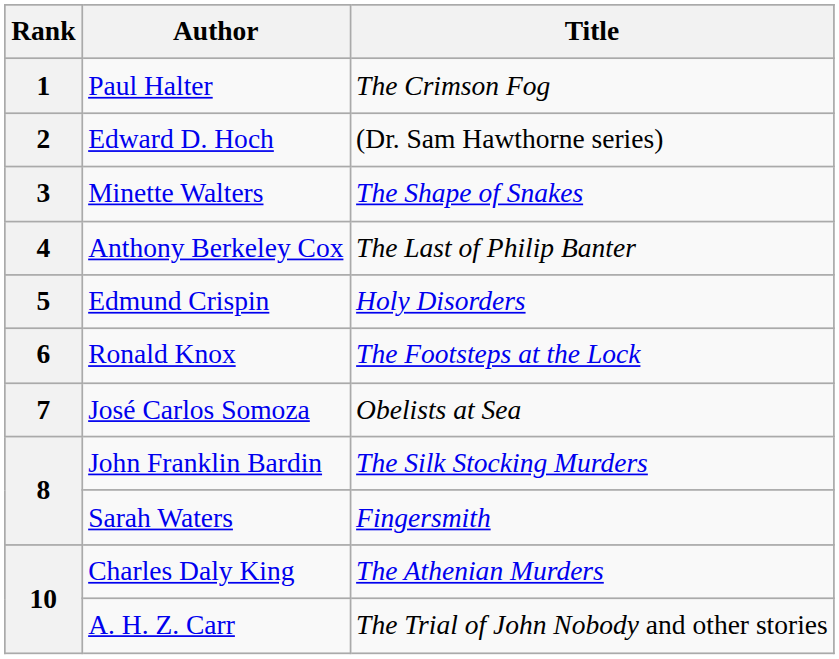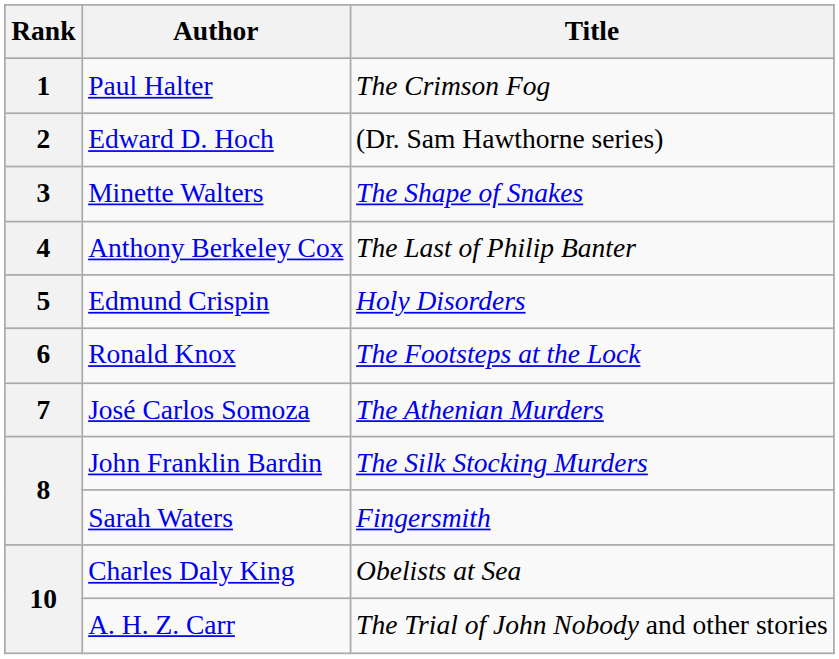(439, 409) Obelists at Sea -> (480, 409) The Athenian Murders
(480, 571) The Athenian Murders -> (439, 571) Obelists at Sea
